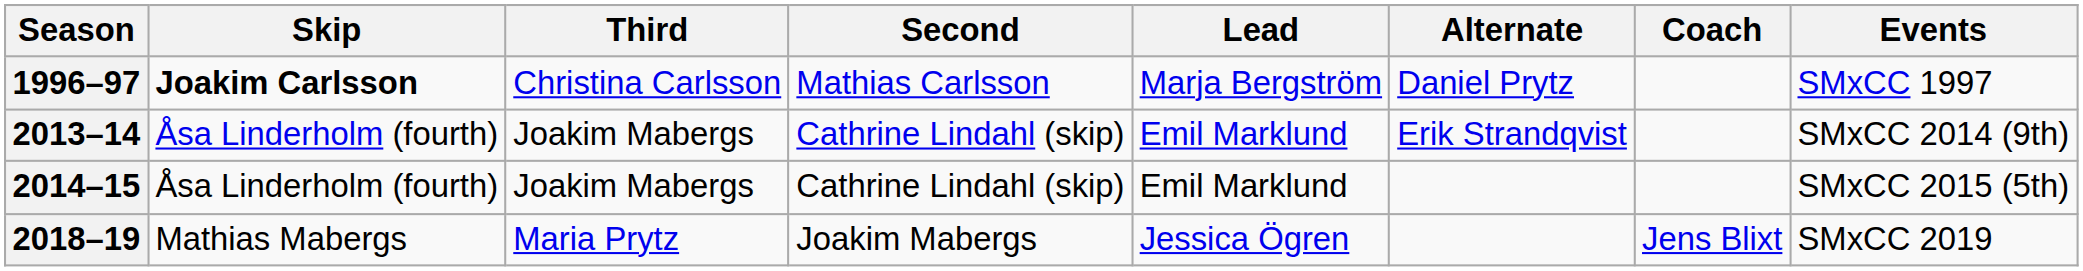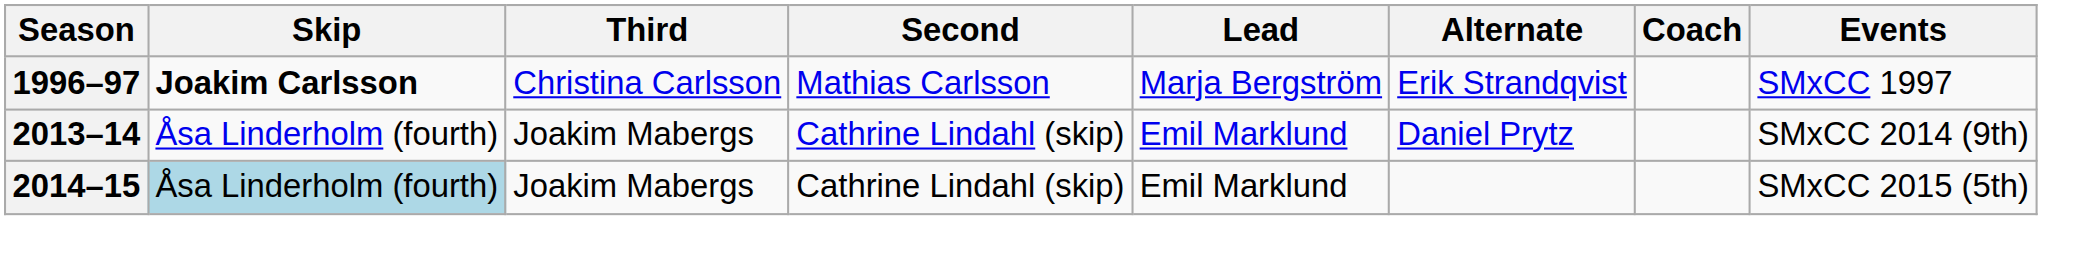(1486, 82) Daniel Prytz -> (1512, 82) Erik Strandqvist
(1512, 134) Erik Strandqvist -> (1486, 134) Daniel Prytz
(327, 186) no background -> (327, 186) lightblue background
- row: (76, 238)
